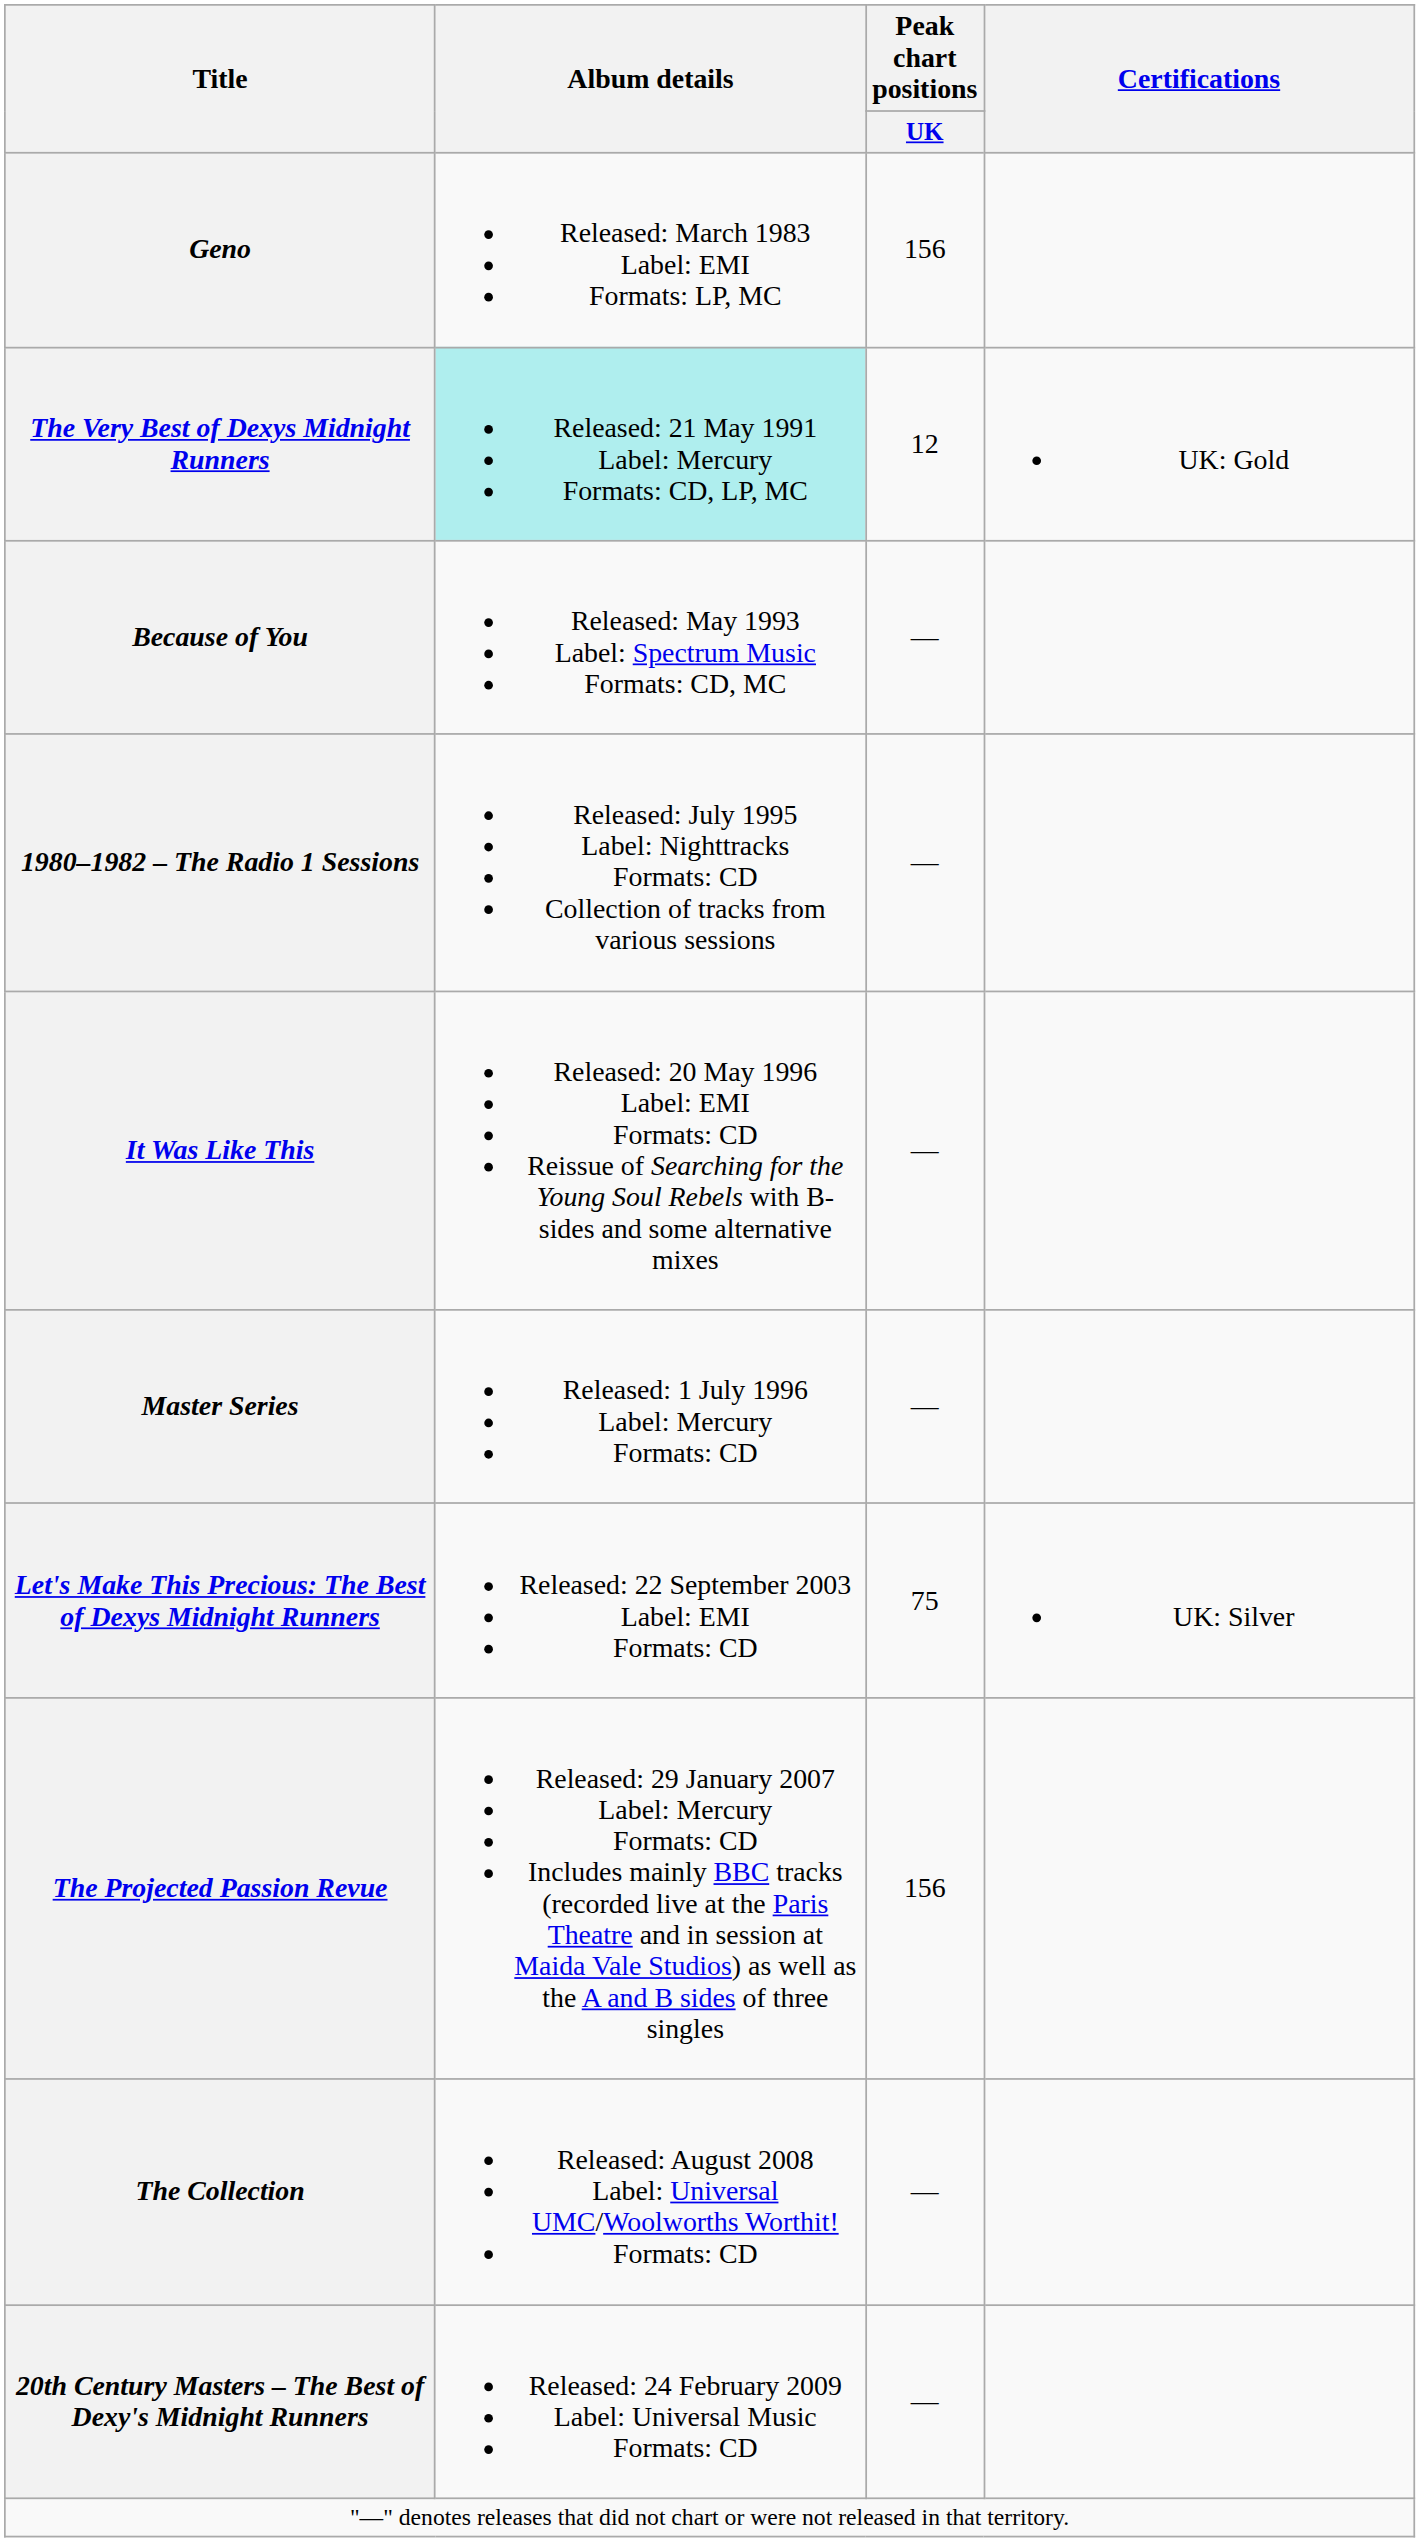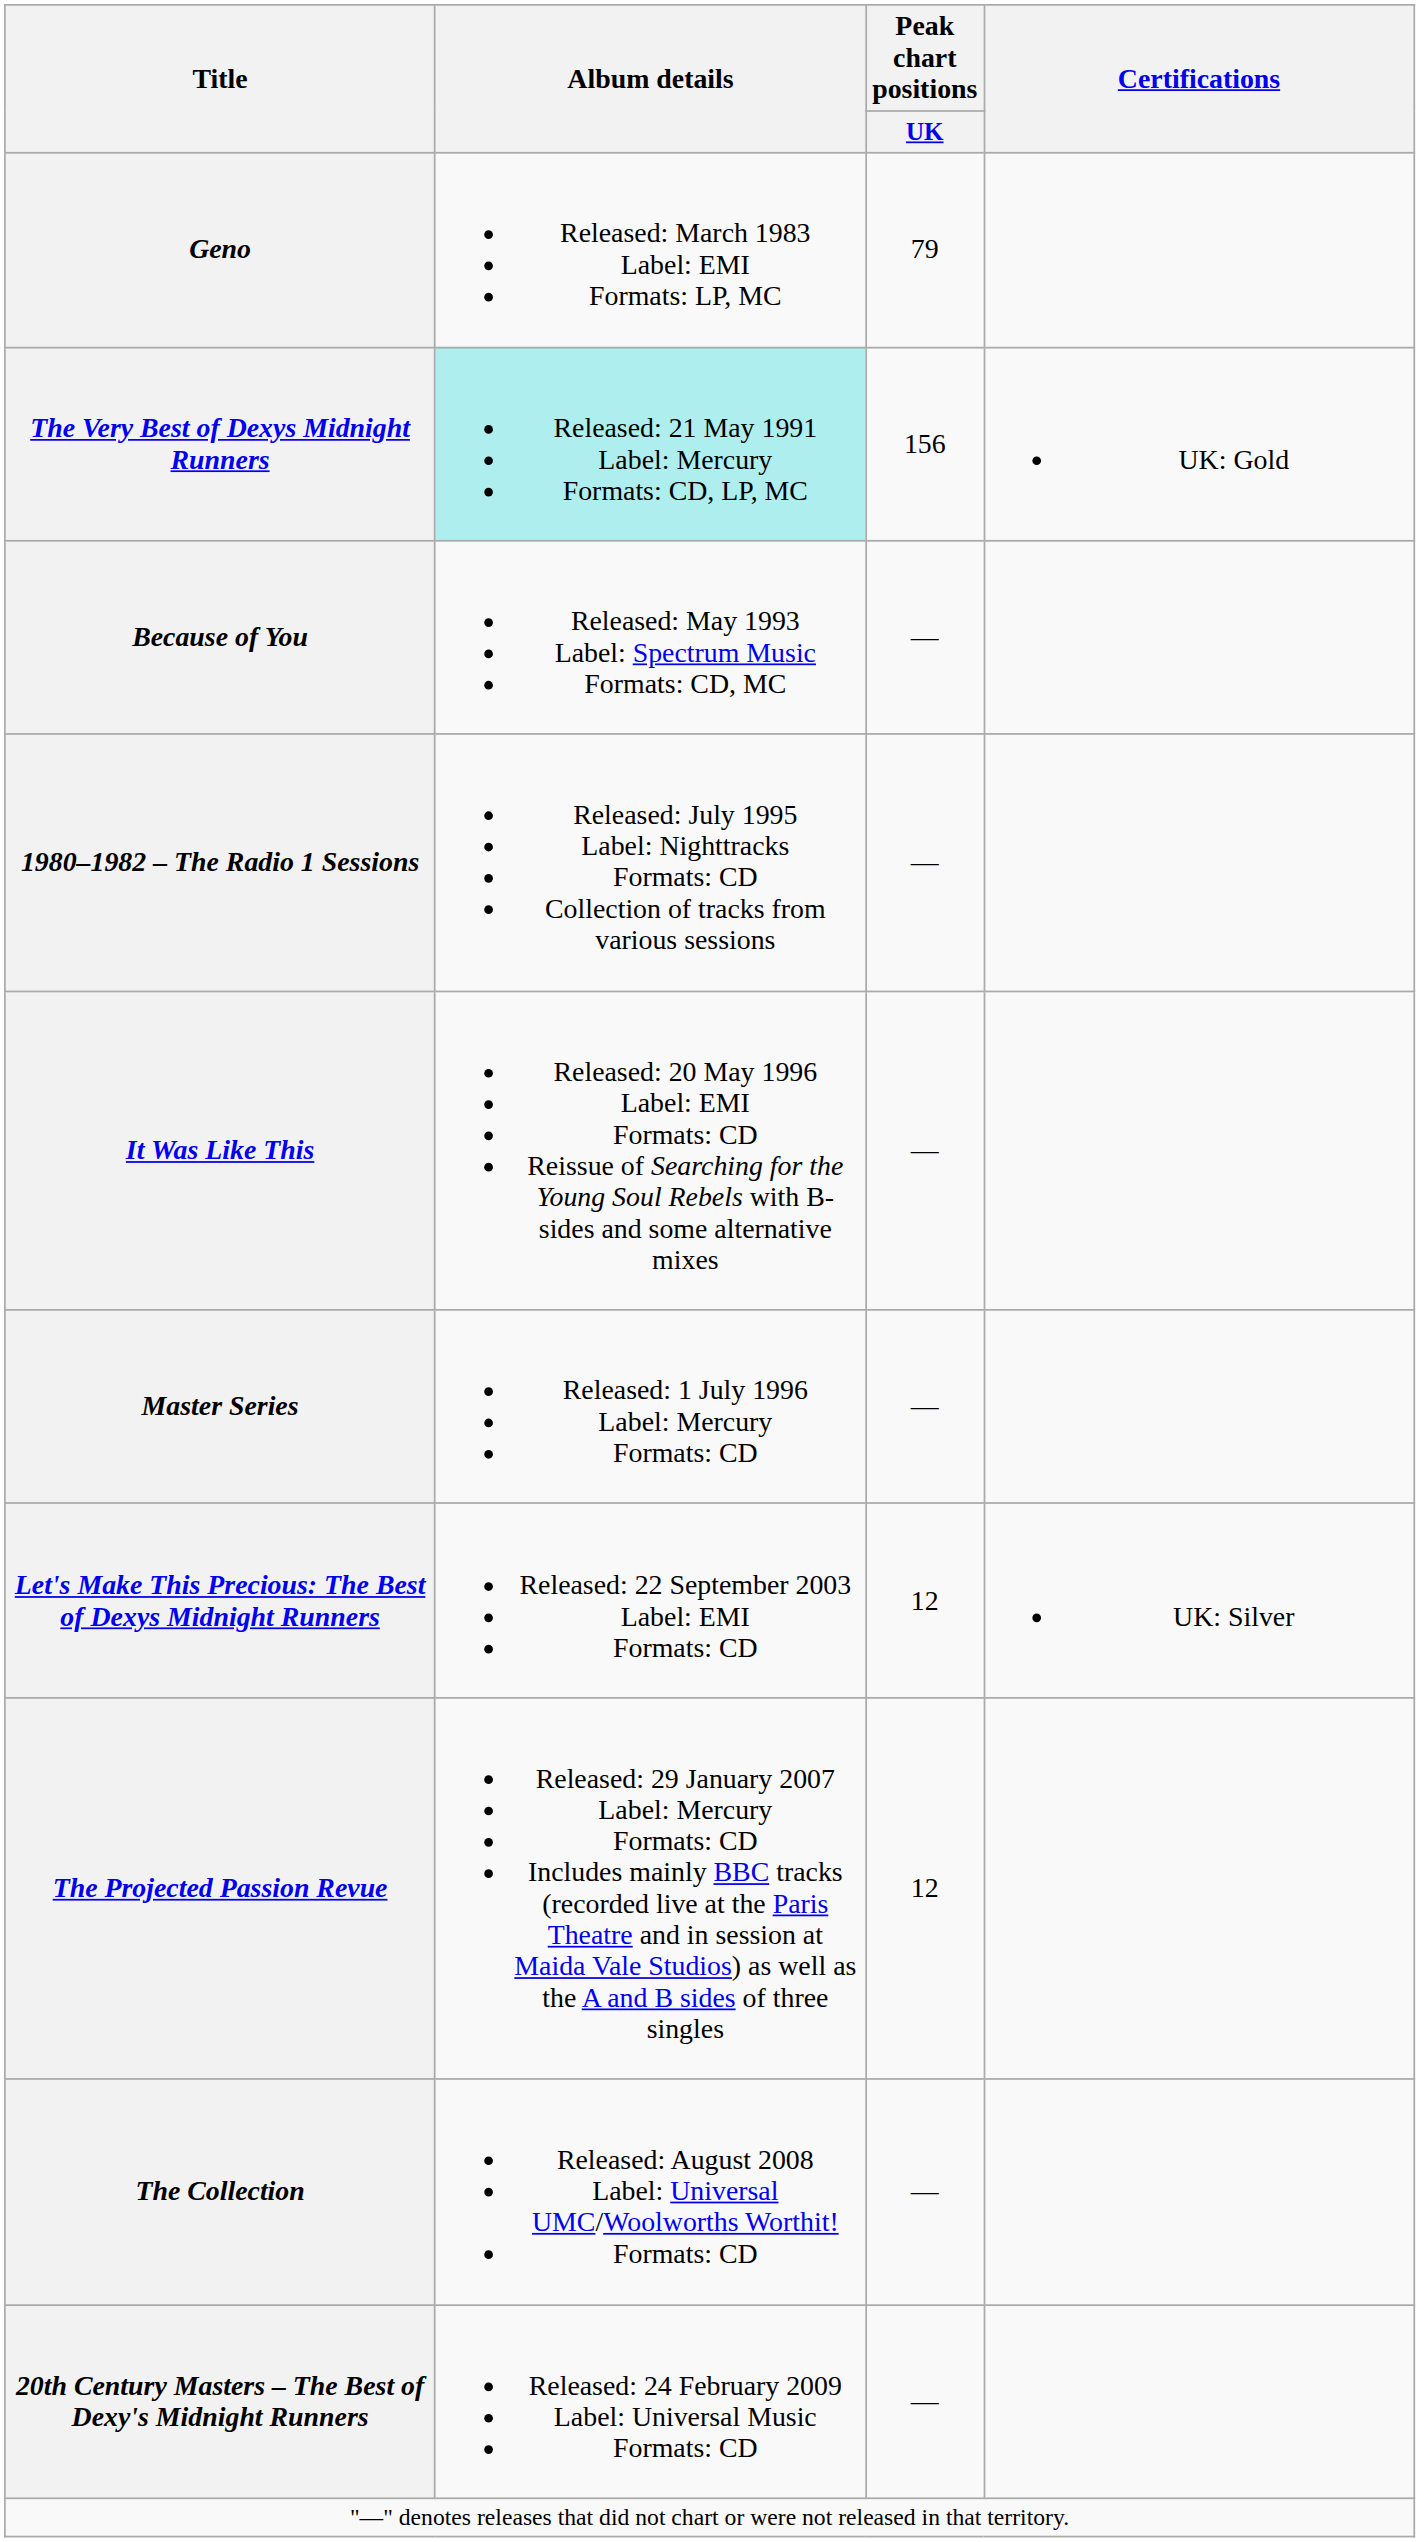(925, 249) 156 -> (925, 249) 79
(925, 443) 12 -> (925, 443) 156
(925, 1600) 75 -> (925, 1600) 12
(925, 1887) 156 -> (925, 1887) 12
